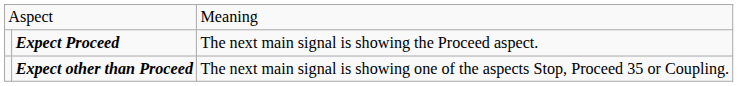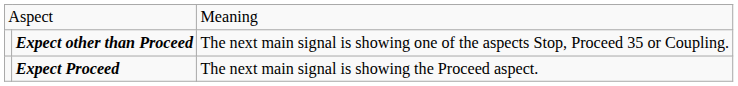rows swapped: (104, 68) <-> (68, 42)
